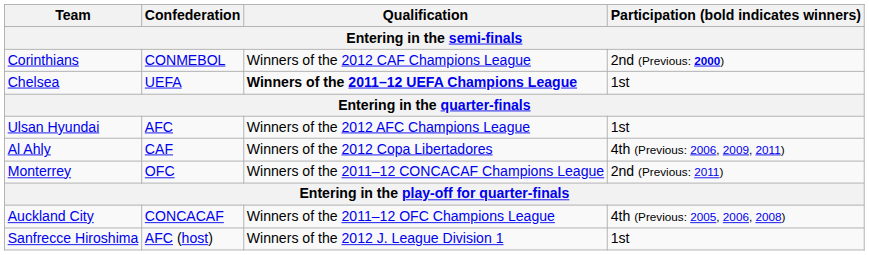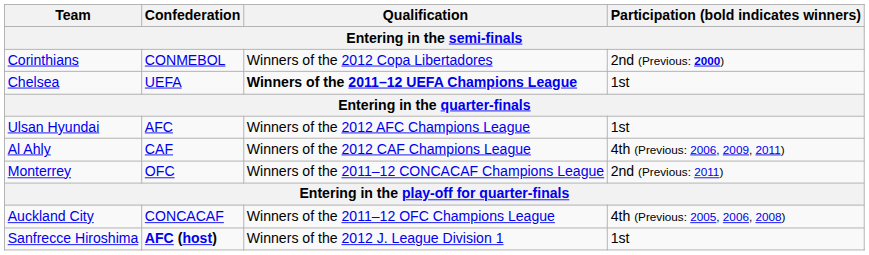(389, 60) Winners of the 2012 CAF Champions League -> (370, 60) Winners of the 2012 Copa Libertadores
(370, 149) Winners of the 2012 Copa Libertadores -> (389, 149) Winners of the 2012 CAF Champions League
(179, 238) normal -> (181, 238) bold
